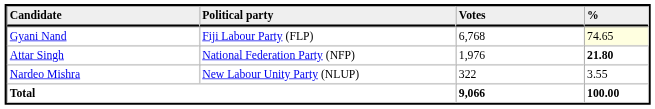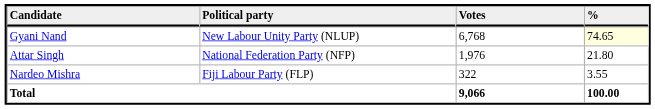(258, 36) Fiji Labour Party (FLP) -> (281, 36) New Labour Unity Party (NLUP)
(600, 55) bold -> (600, 55) normal
(281, 74) New Labour Unity Party (NLUP) -> (258, 74) Fiji Labour Party (FLP)
